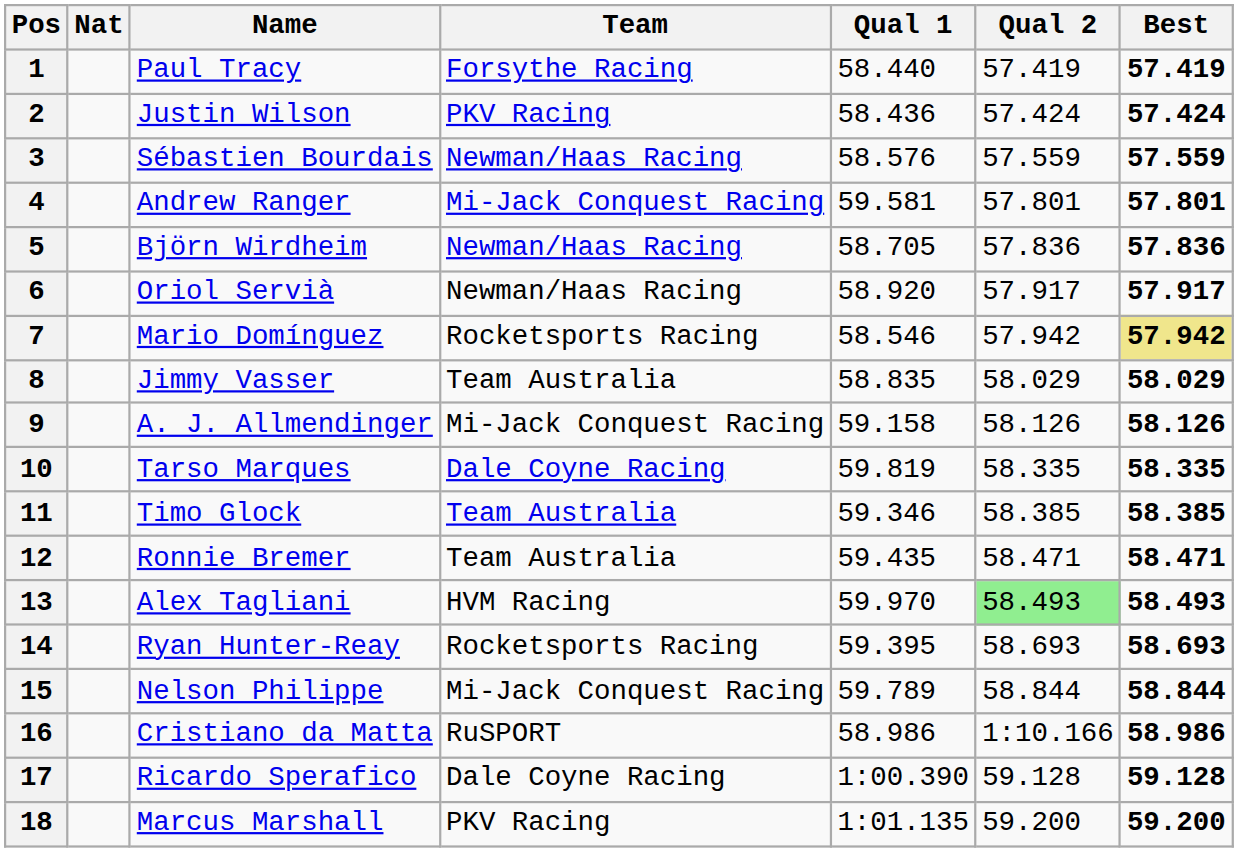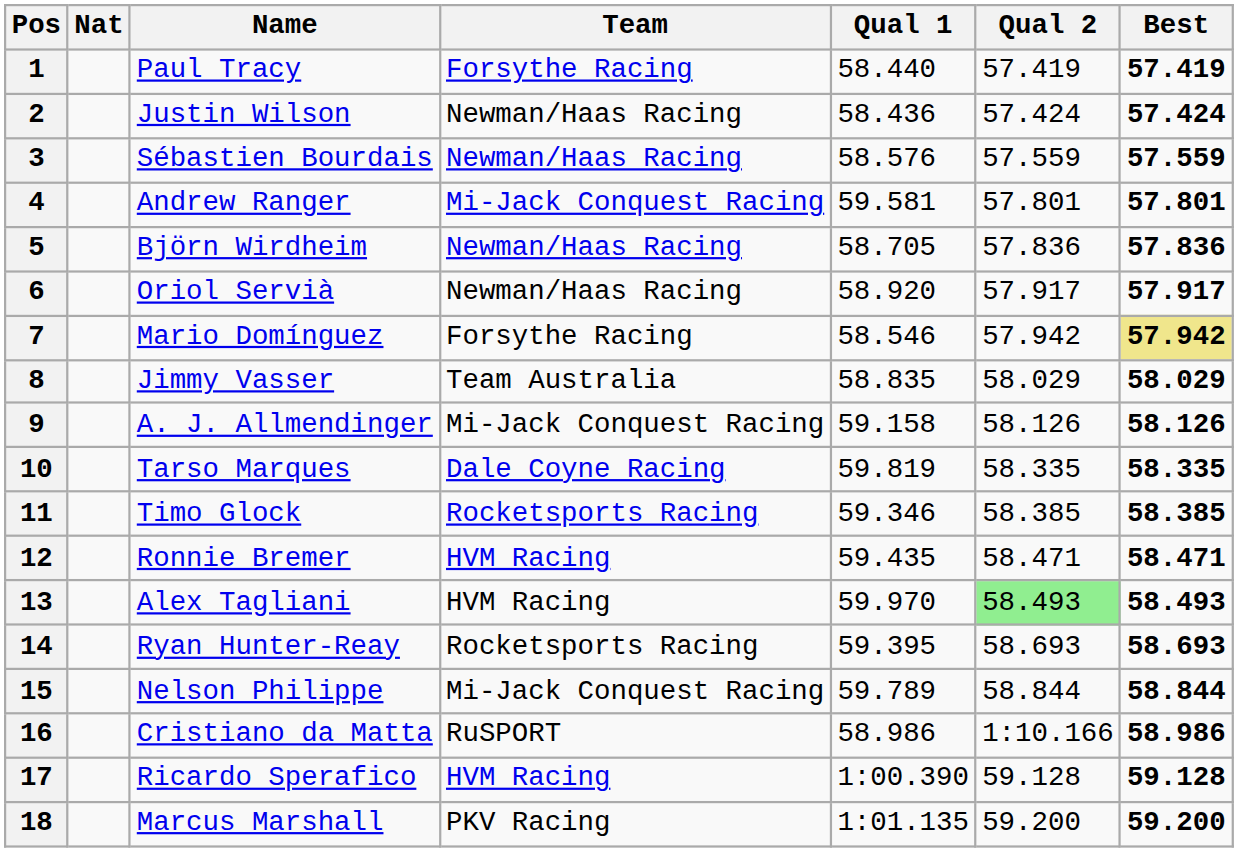(528, 116) PKV Racing -> (594, 116) Newman/Haas Racing
(602, 337) Rocketsports Racing -> (569, 337) Forsythe Racing
(561, 514) Team Australia -> (602, 514) Rocketsports Racing
(561, 559) Team Australia -> (528, 559) HVM Racing
(586, 780) Dale Coyne Racing -> (528, 780) HVM Racing
